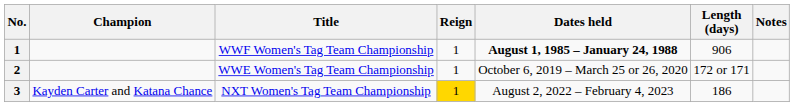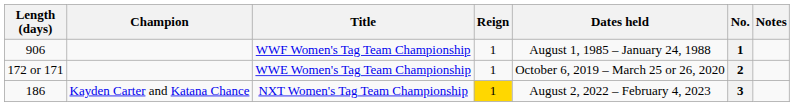columns swapped: (17, 22) <-> (722, 22)
(583, 49) bold -> (620, 49) normal
